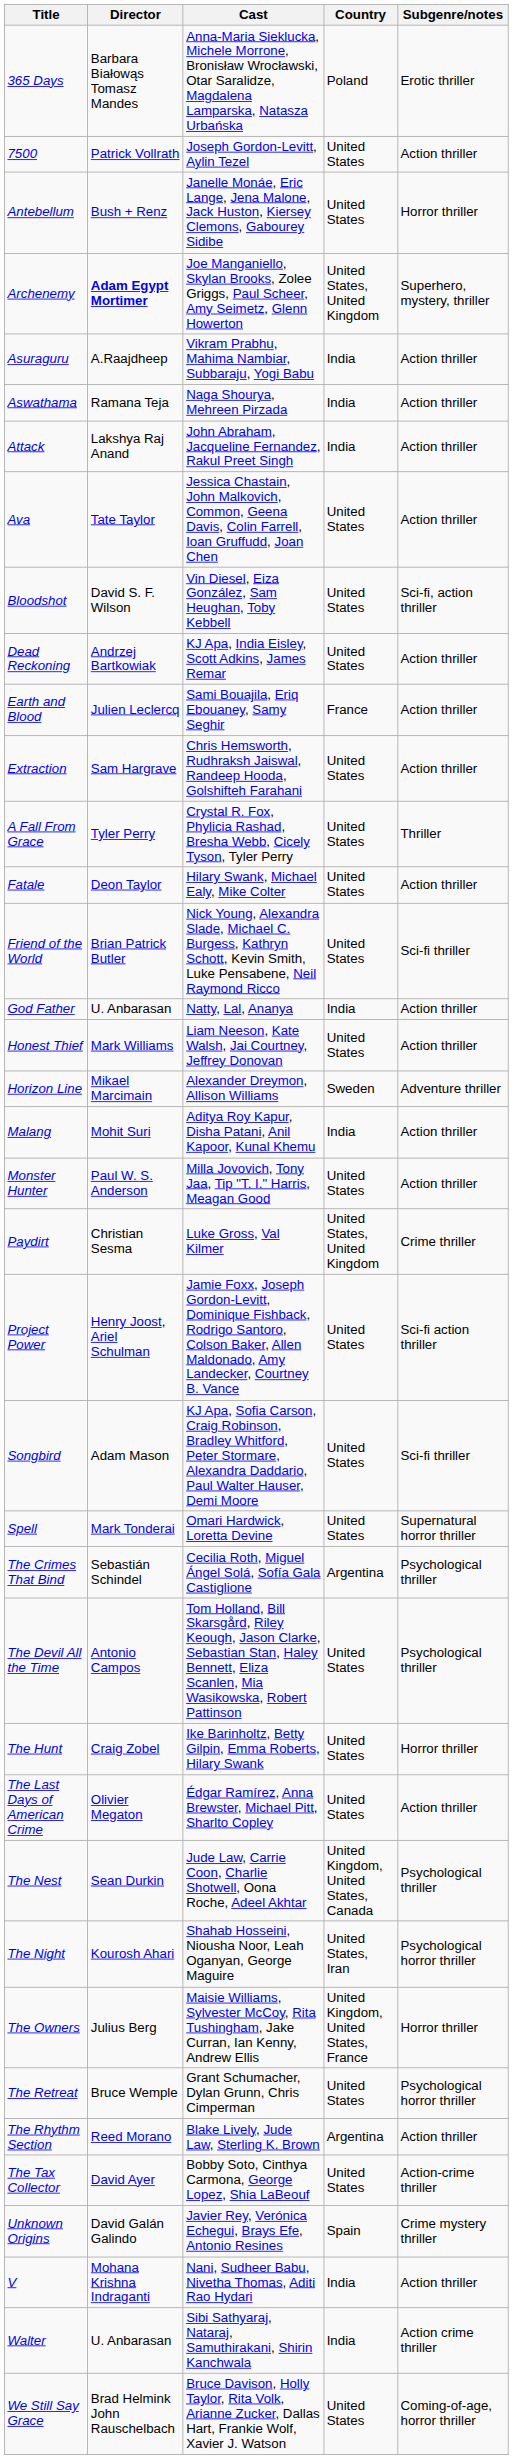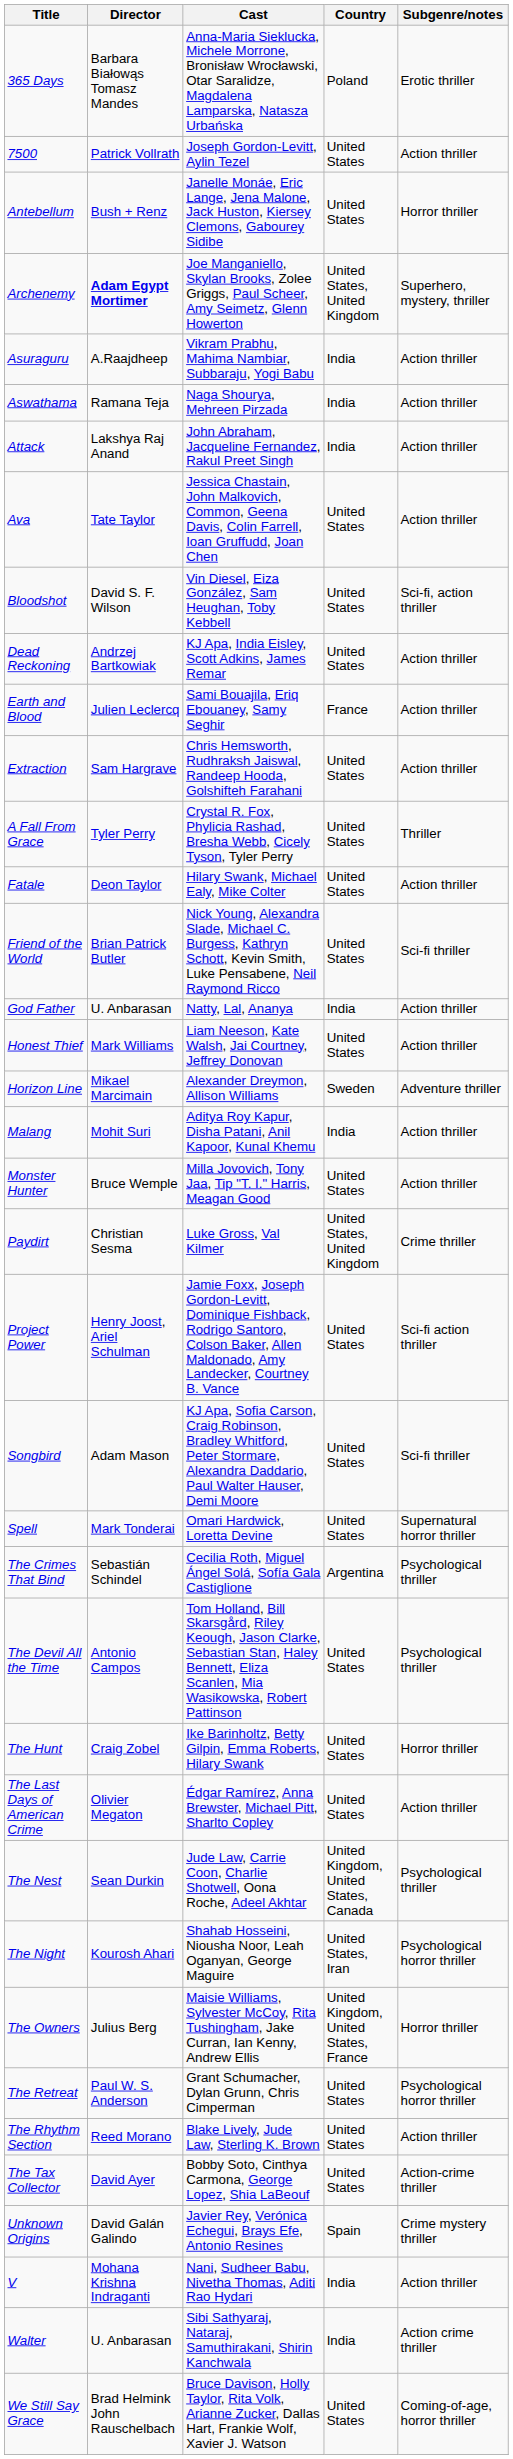(122, 1183) Paul W. S. Anderson -> (134, 1183) Bruce Wemple
(134, 2093) Bruce Wemple -> (122, 2093) Paul W. S. Anderson
(355, 2136) Argentina -> (346, 2136) United States
